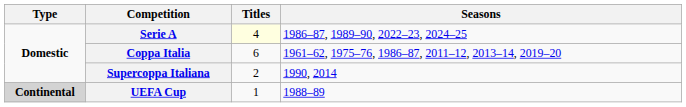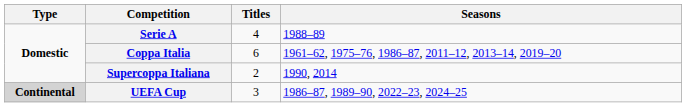(256, 34) lightyellow background -> (256, 34) no background
(375, 34) 1986–87, 1989–90, 2022–23, 2024–25 -> (304, 34) 1988–89
(256, 92) 1 -> (256, 92) 3
(304, 92) 1988–89 -> (375, 92) 1986–87, 1989–90, 2022–23, 2024–25
